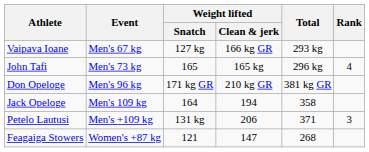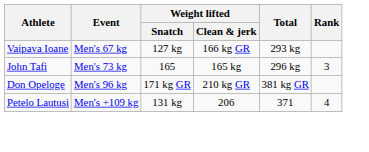(349, 67) 4 -> (327, 67) 3
- row: (36, 102)
(349, 120) 3 -> (327, 102) 4
- row: (45, 138)
